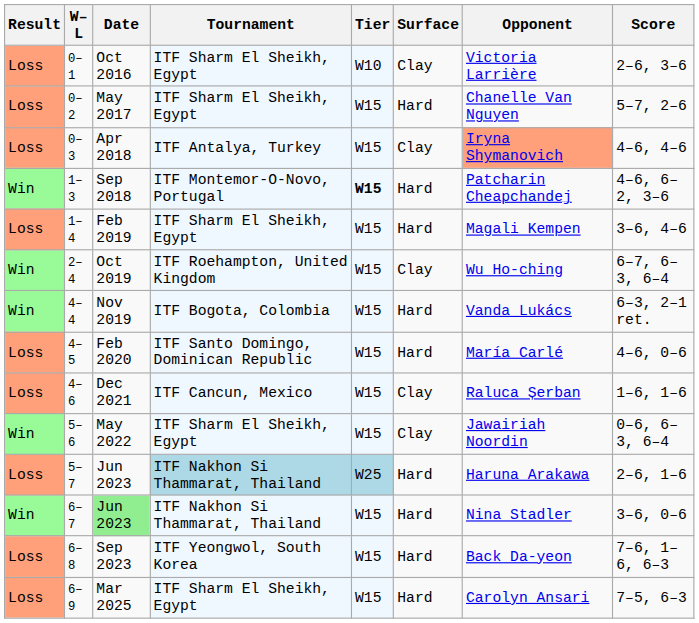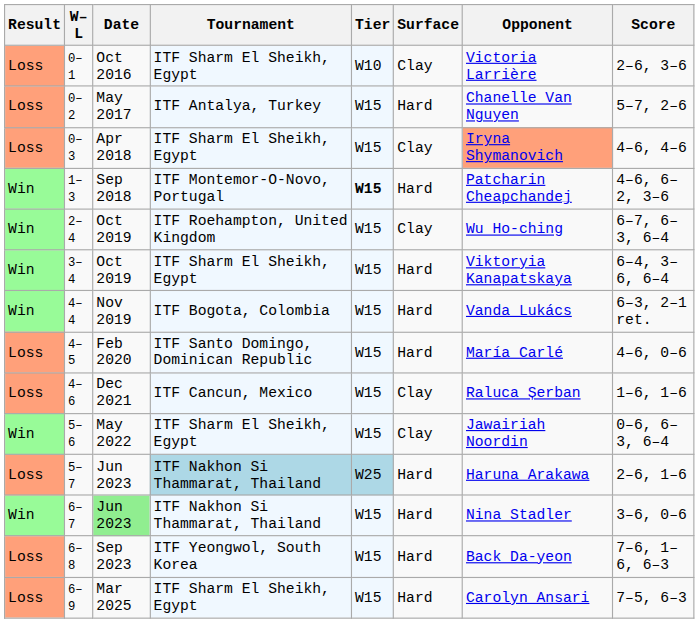(242, 107) ITF Sharm El Sheikh, Egypt -> (237, 107) ITF Antalya, Turkey
(237, 148) ITF Antalya, Turkey -> (242, 148) ITF Sharm El Sheikh, Egypt
- row: (75, 230)
+ row: (75, 271)
